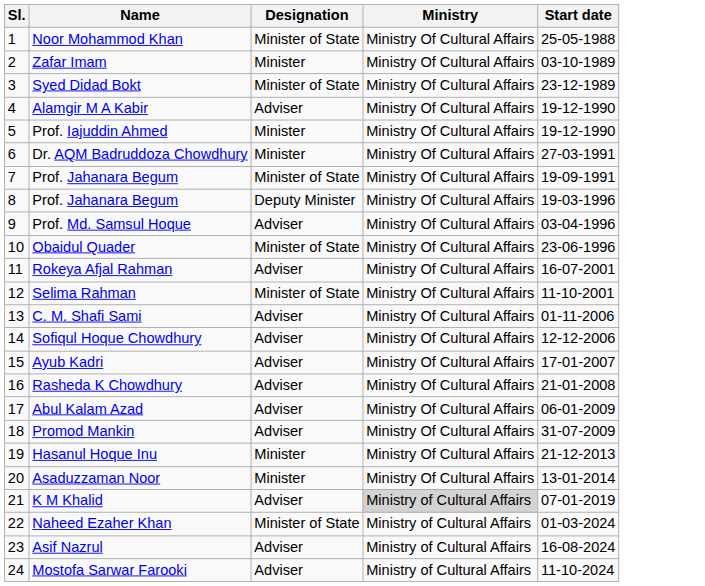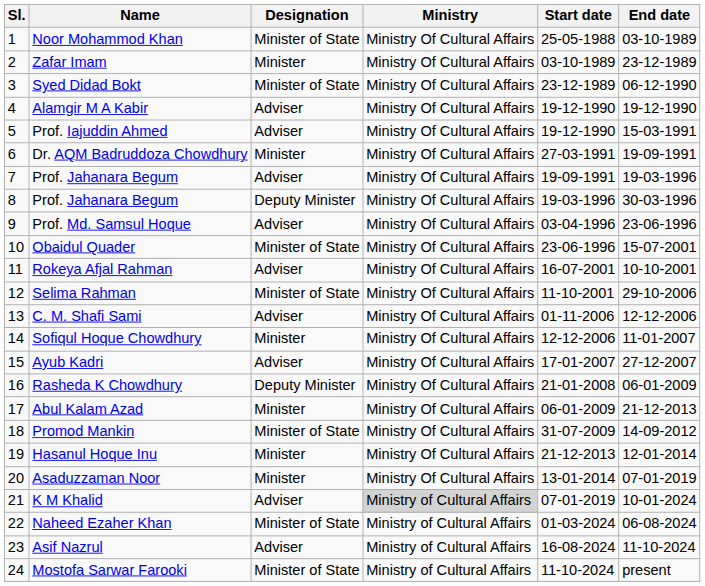+ column: (659, 16)
(280, 131) Minister -> (279, 131) Adviser
(307, 177) Minister of State -> (279, 177) Adviser
(279, 339) Adviser -> (280, 339) Minister
(279, 385) Adviser -> (305, 385) Deputy Minister
(279, 408) Adviser -> (280, 408) Minister
(279, 431) Adviser -> (307, 431) Minister of State
(279, 570) Adviser -> (307, 570) Minister of State
